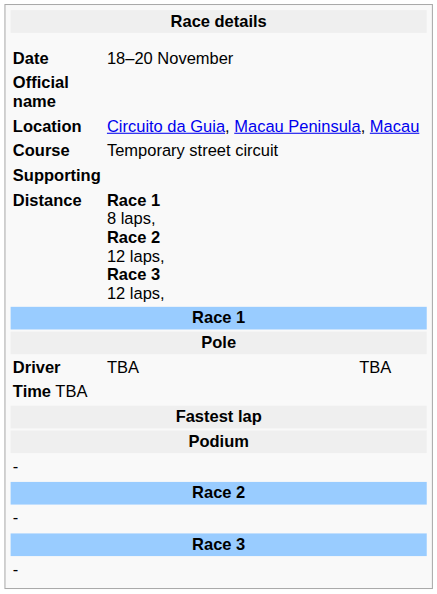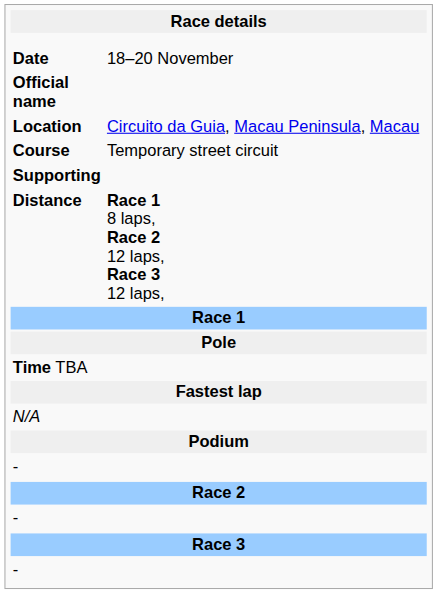- row: (37, 367)
+ row: (27, 417)
